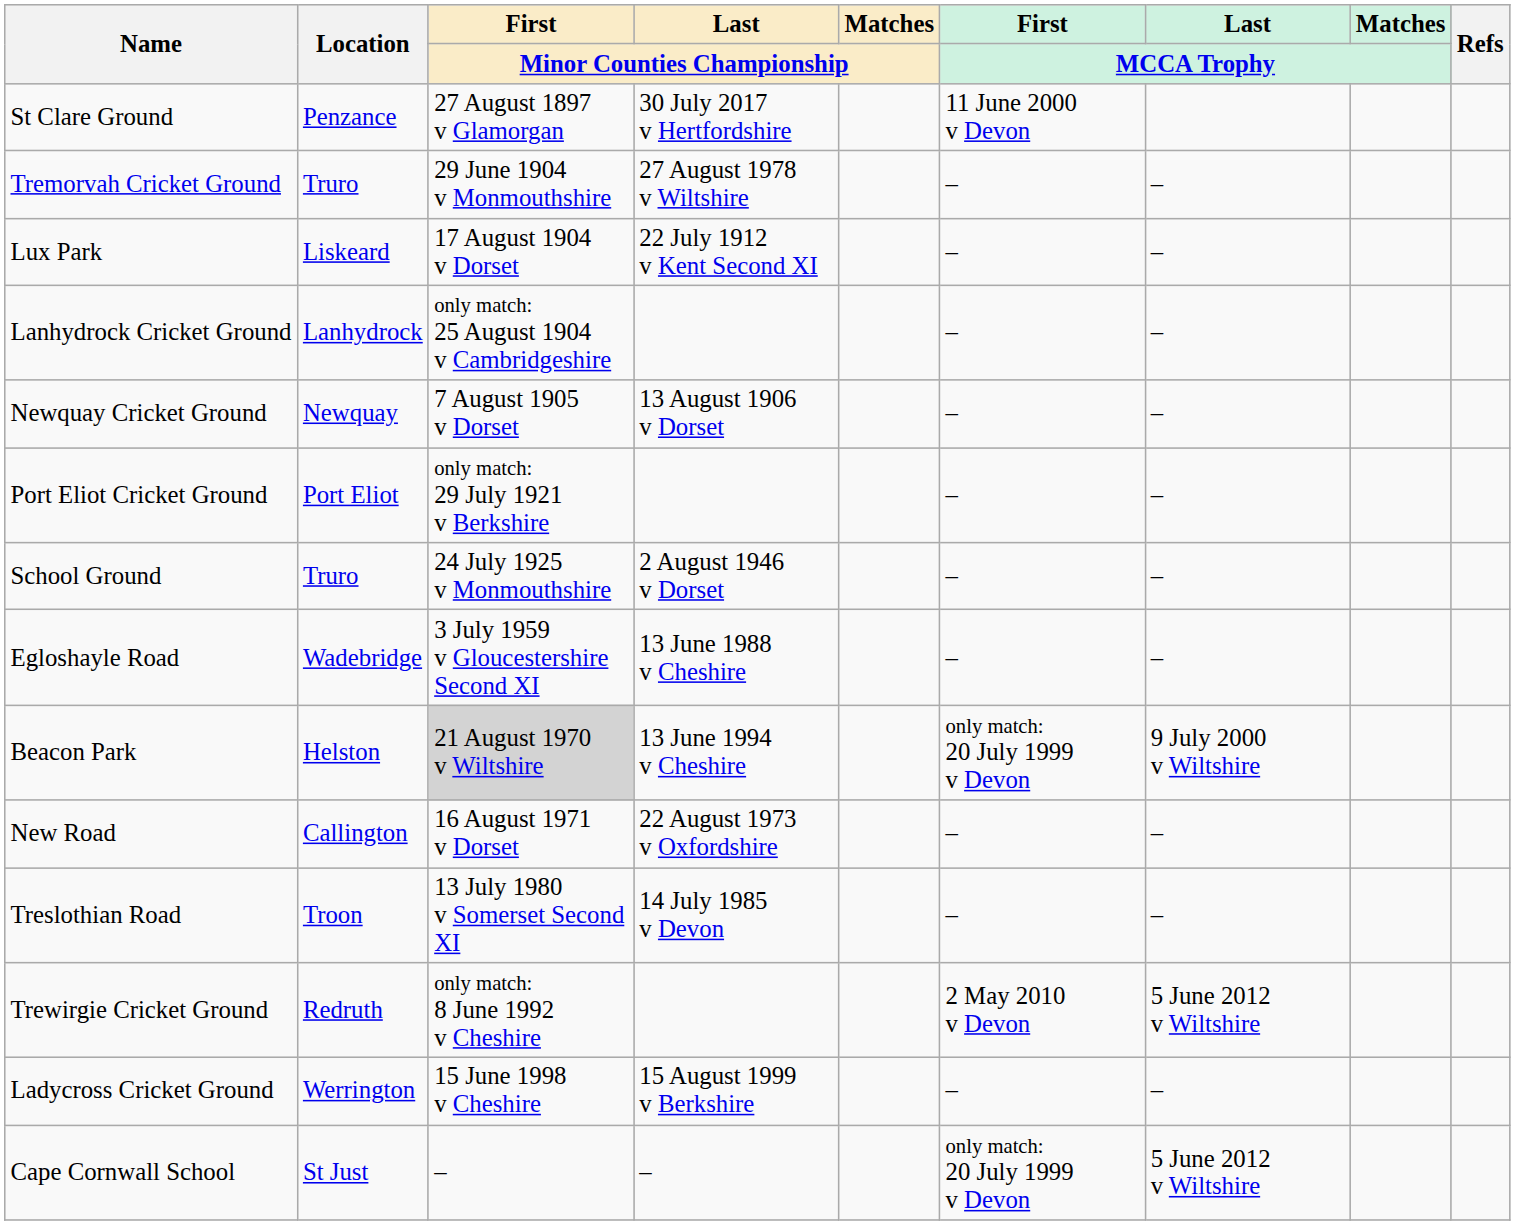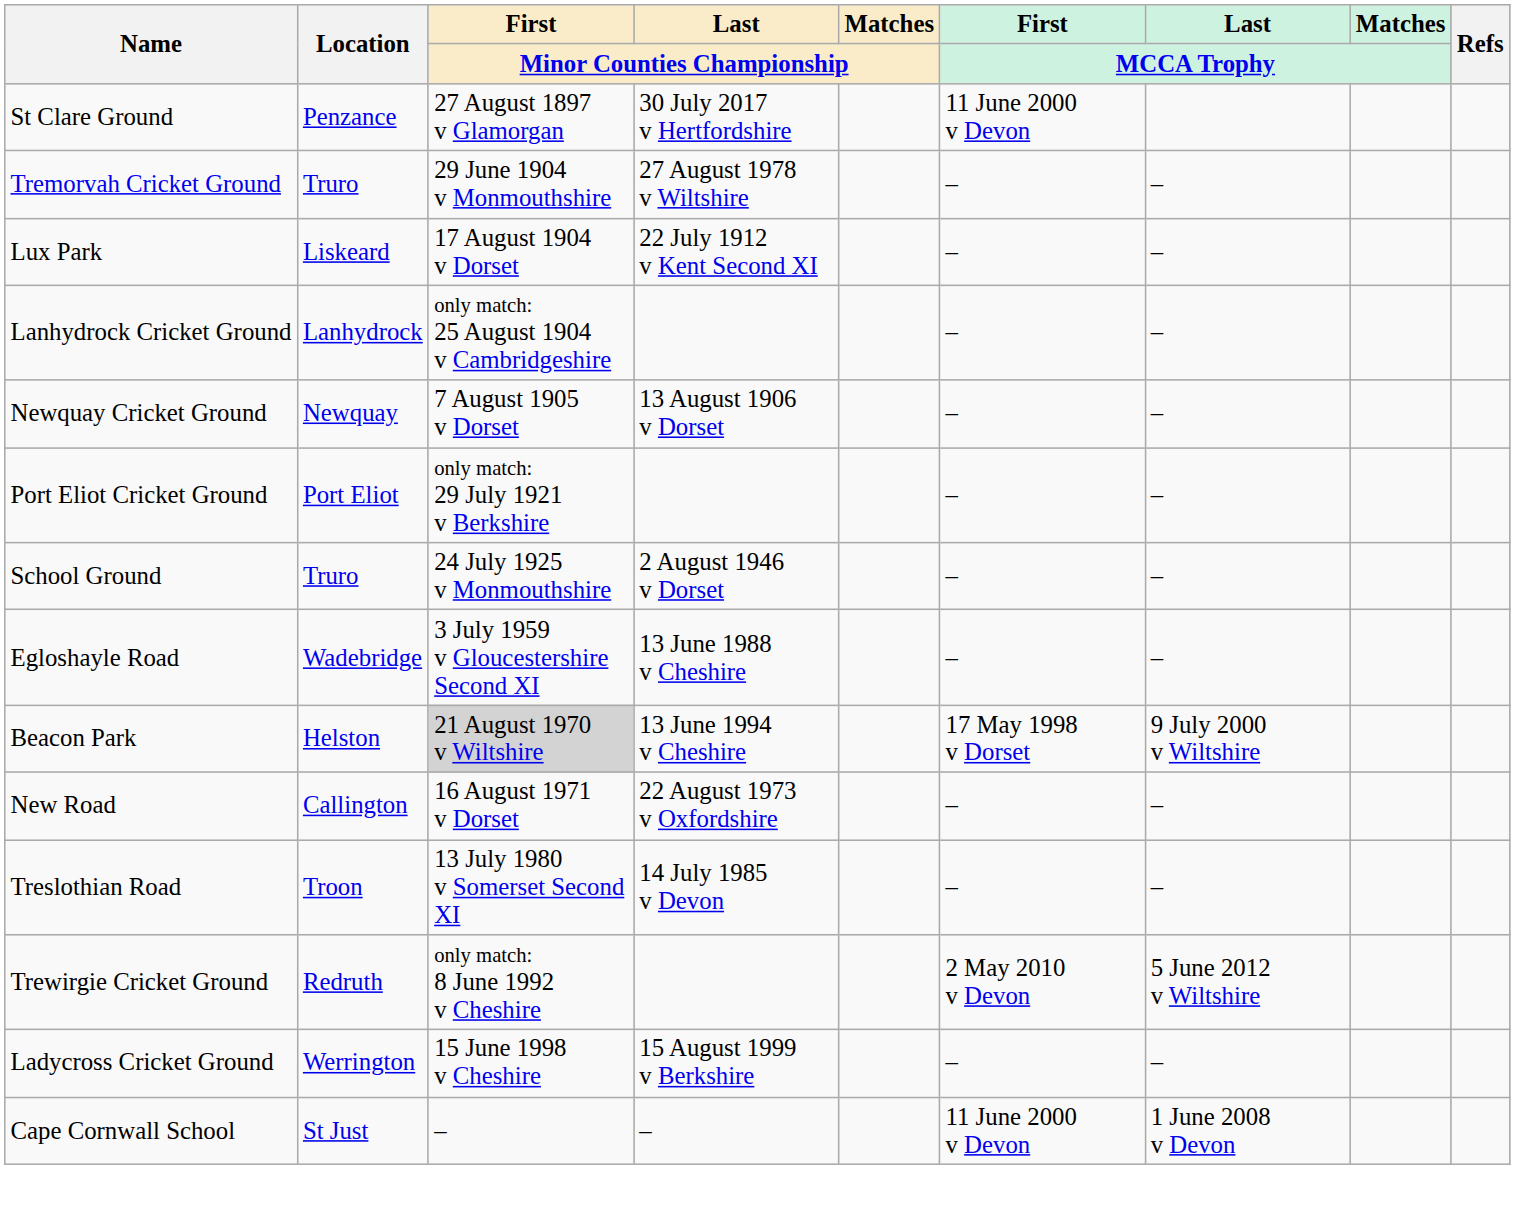(1010, 753) only match: 20 July 1999 v Devon -> (1012, 738) 17 May 1998 v Dorset
(1010, 1173) only match: 20 July 1999 v Devon -> (1011, 1130) 11 June 2000 v Devon
(1211, 1172) 5 June 2012 v Wiltshire -> (1211, 1130) 1 June 2008 v Devon
